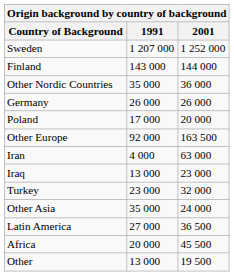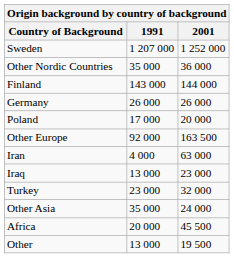rows swapped: (24, 66) <-> (60, 84)
- row: (39, 226)
